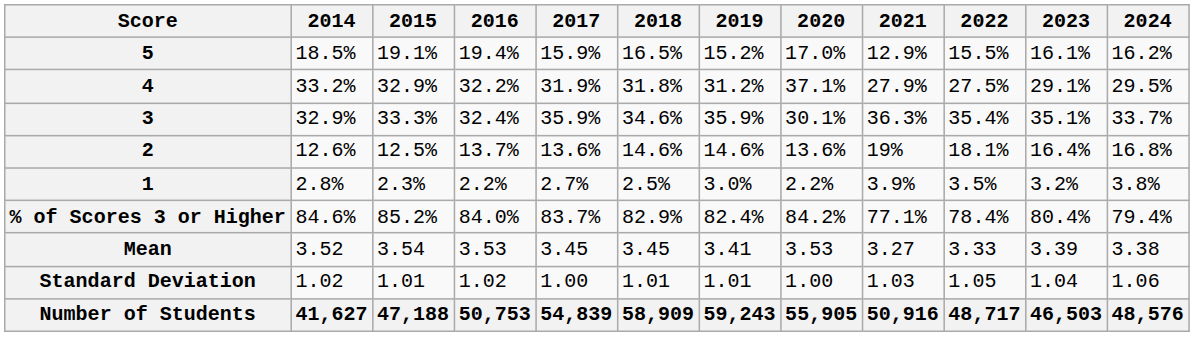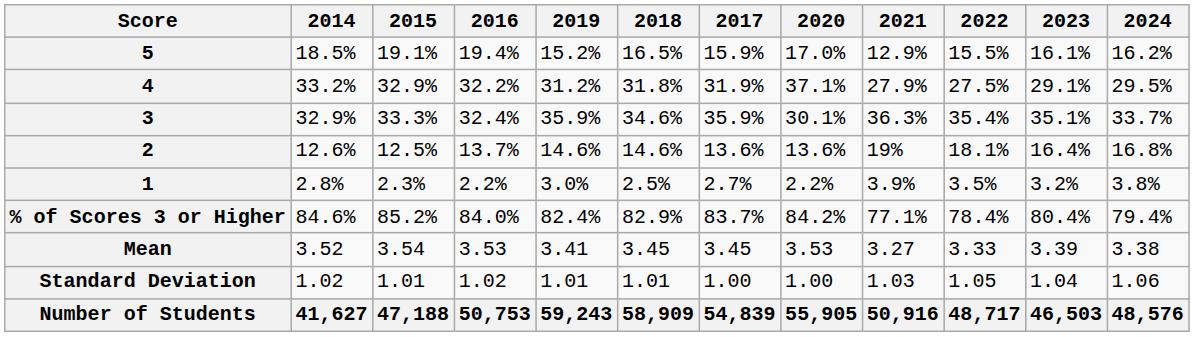columns swapped: (576, 21) <-> (740, 21)
